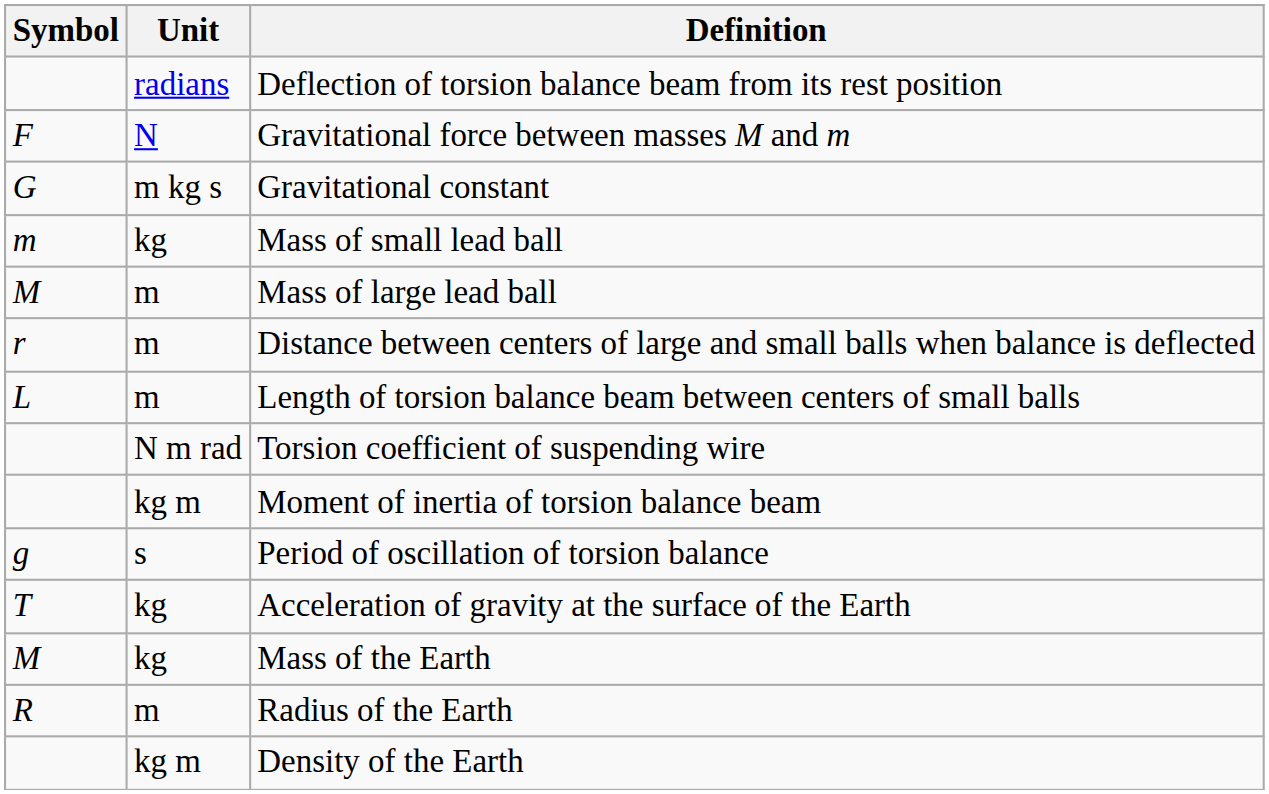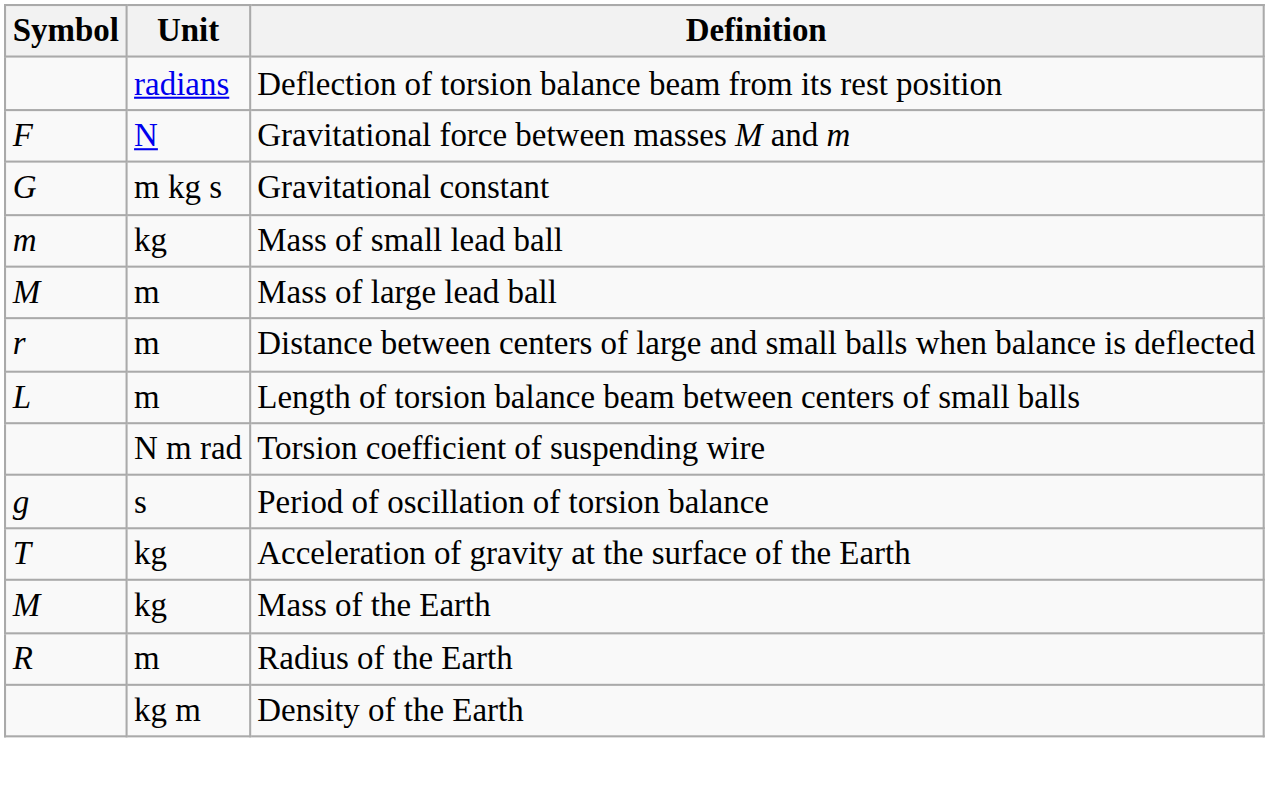- row: (539, 501)
